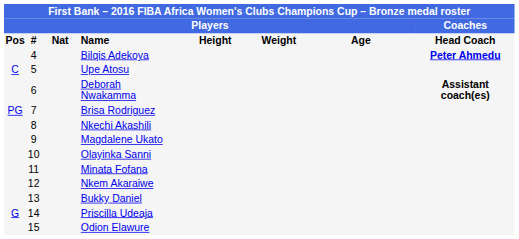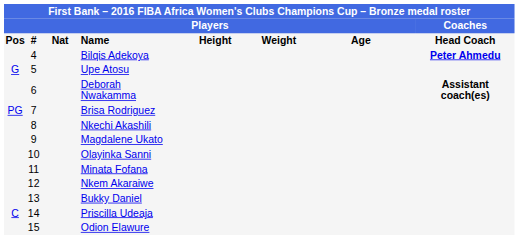(15, 70) C -> (15, 70) G
(15, 213) G -> (15, 213) C
